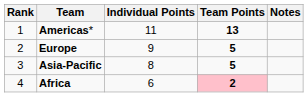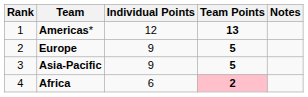(151, 30) 11 -> (151, 30) 12
(151, 65) 8 -> (151, 65) 9
